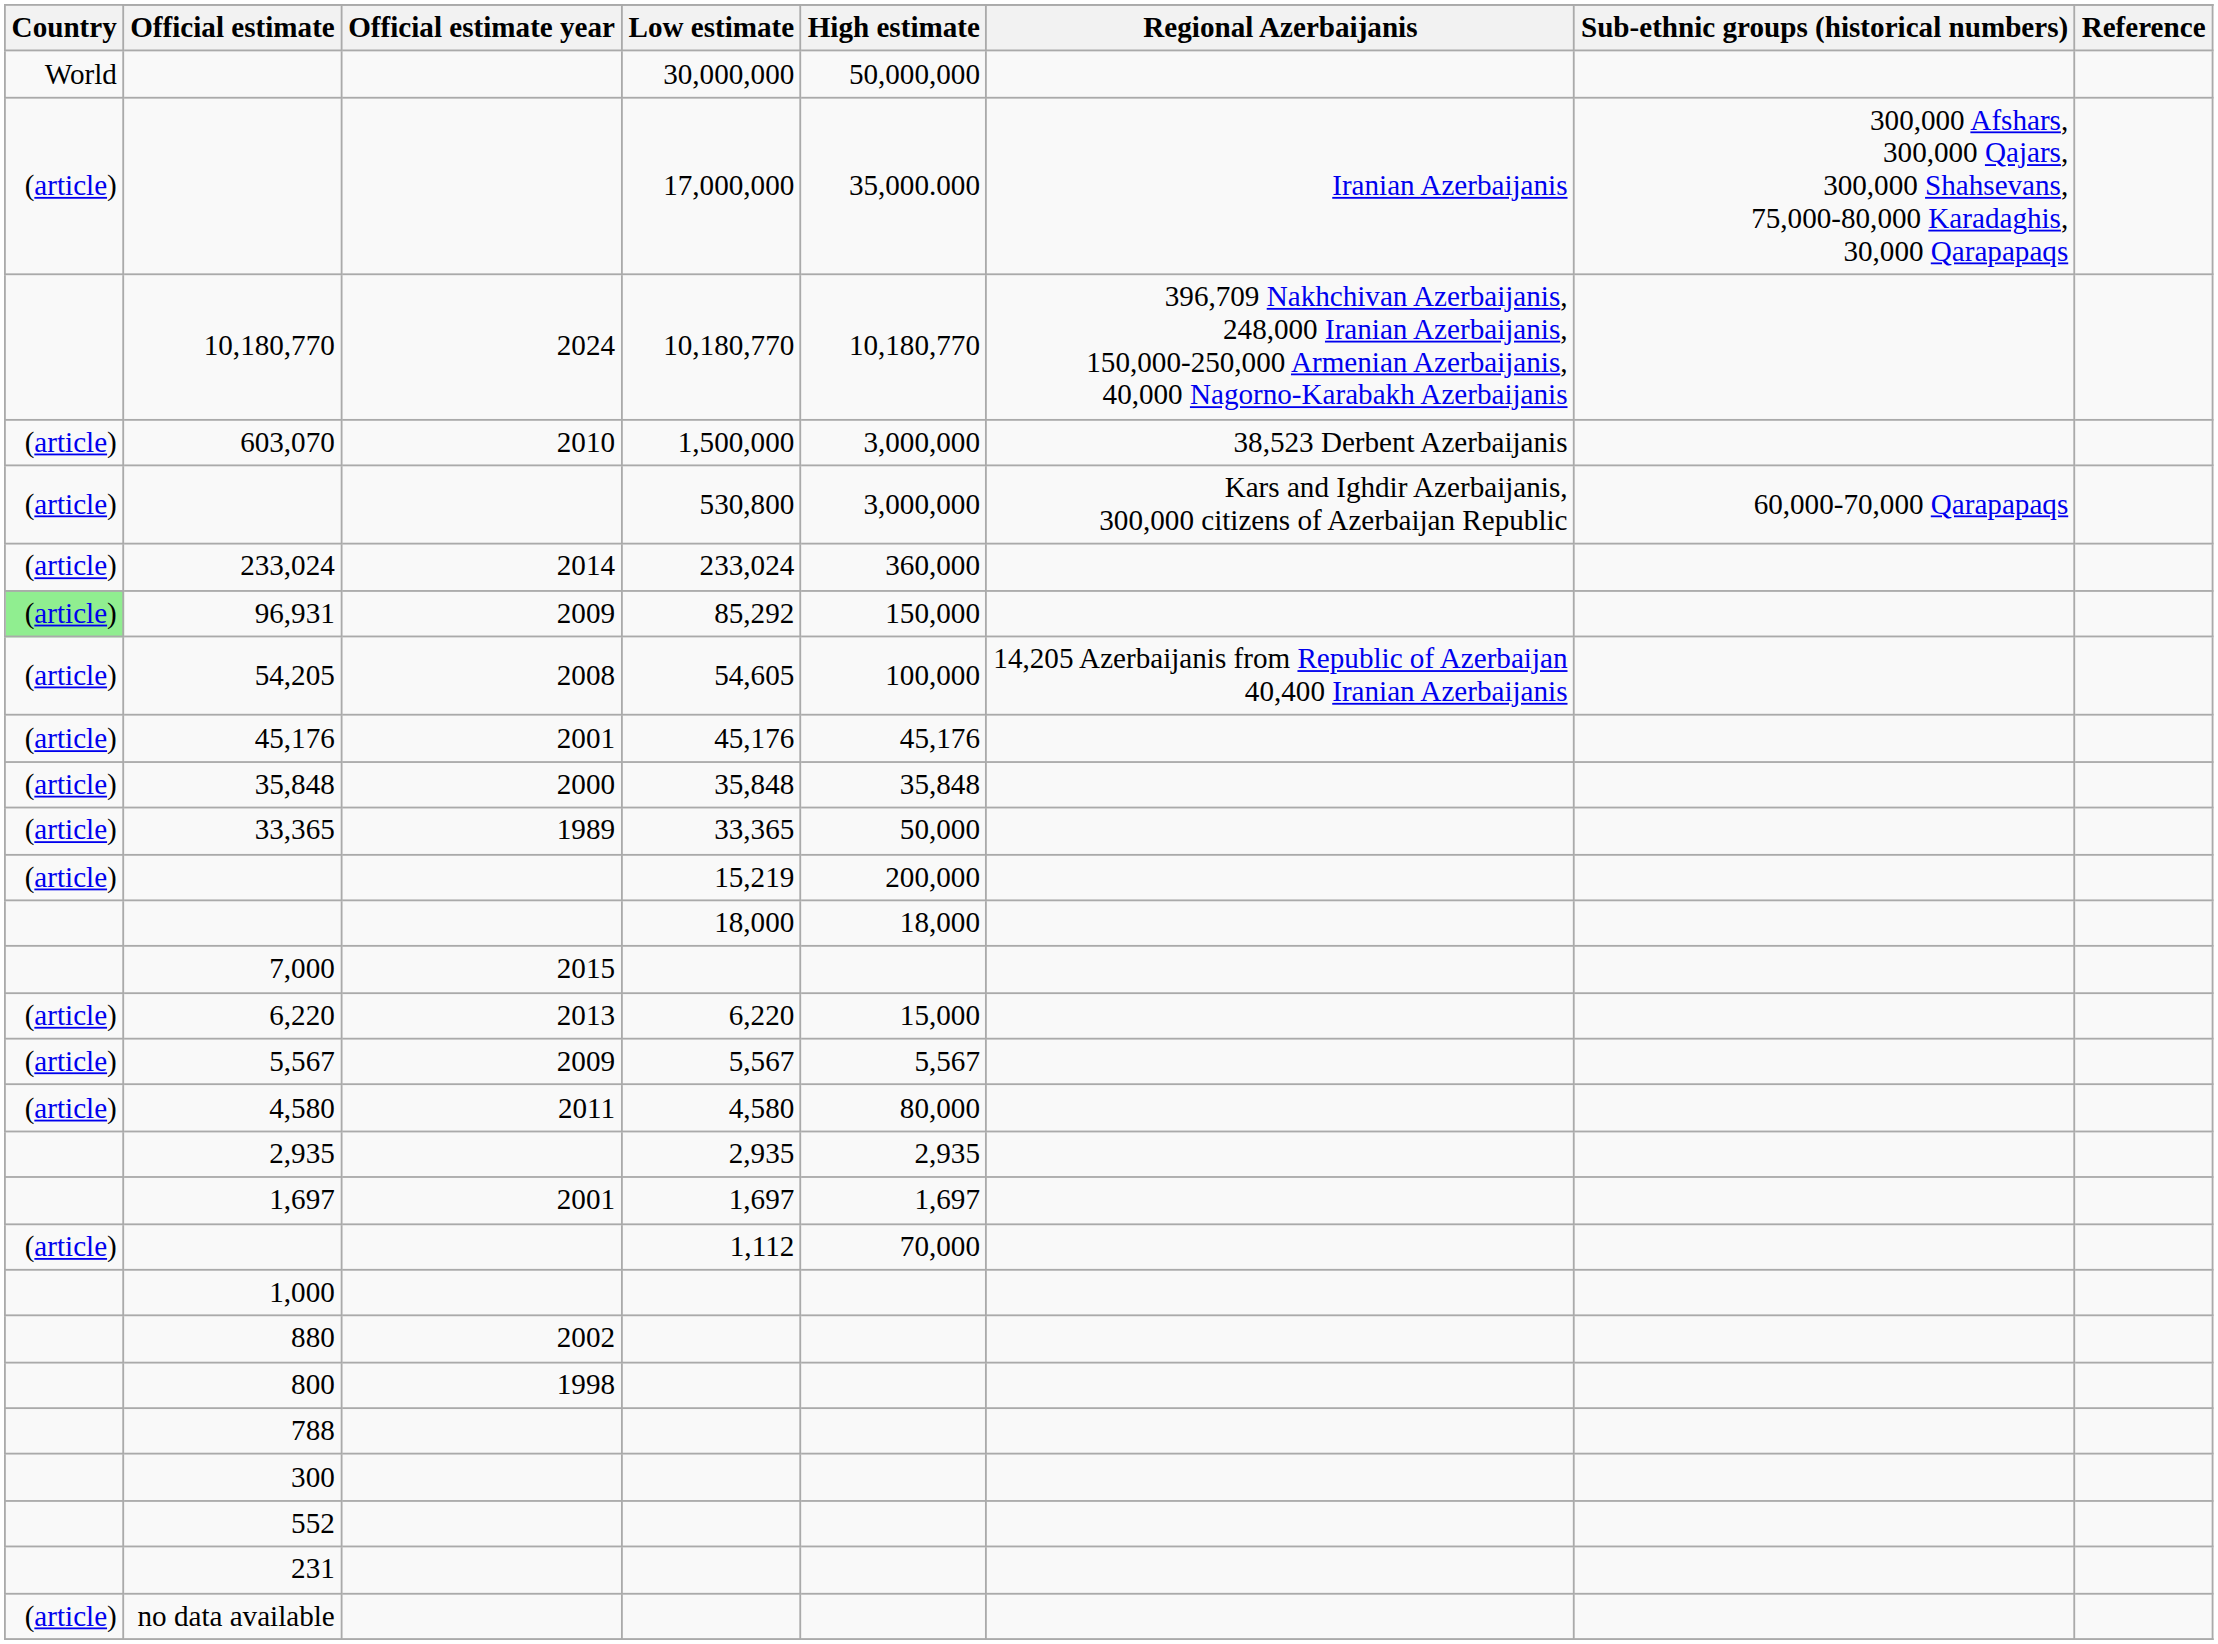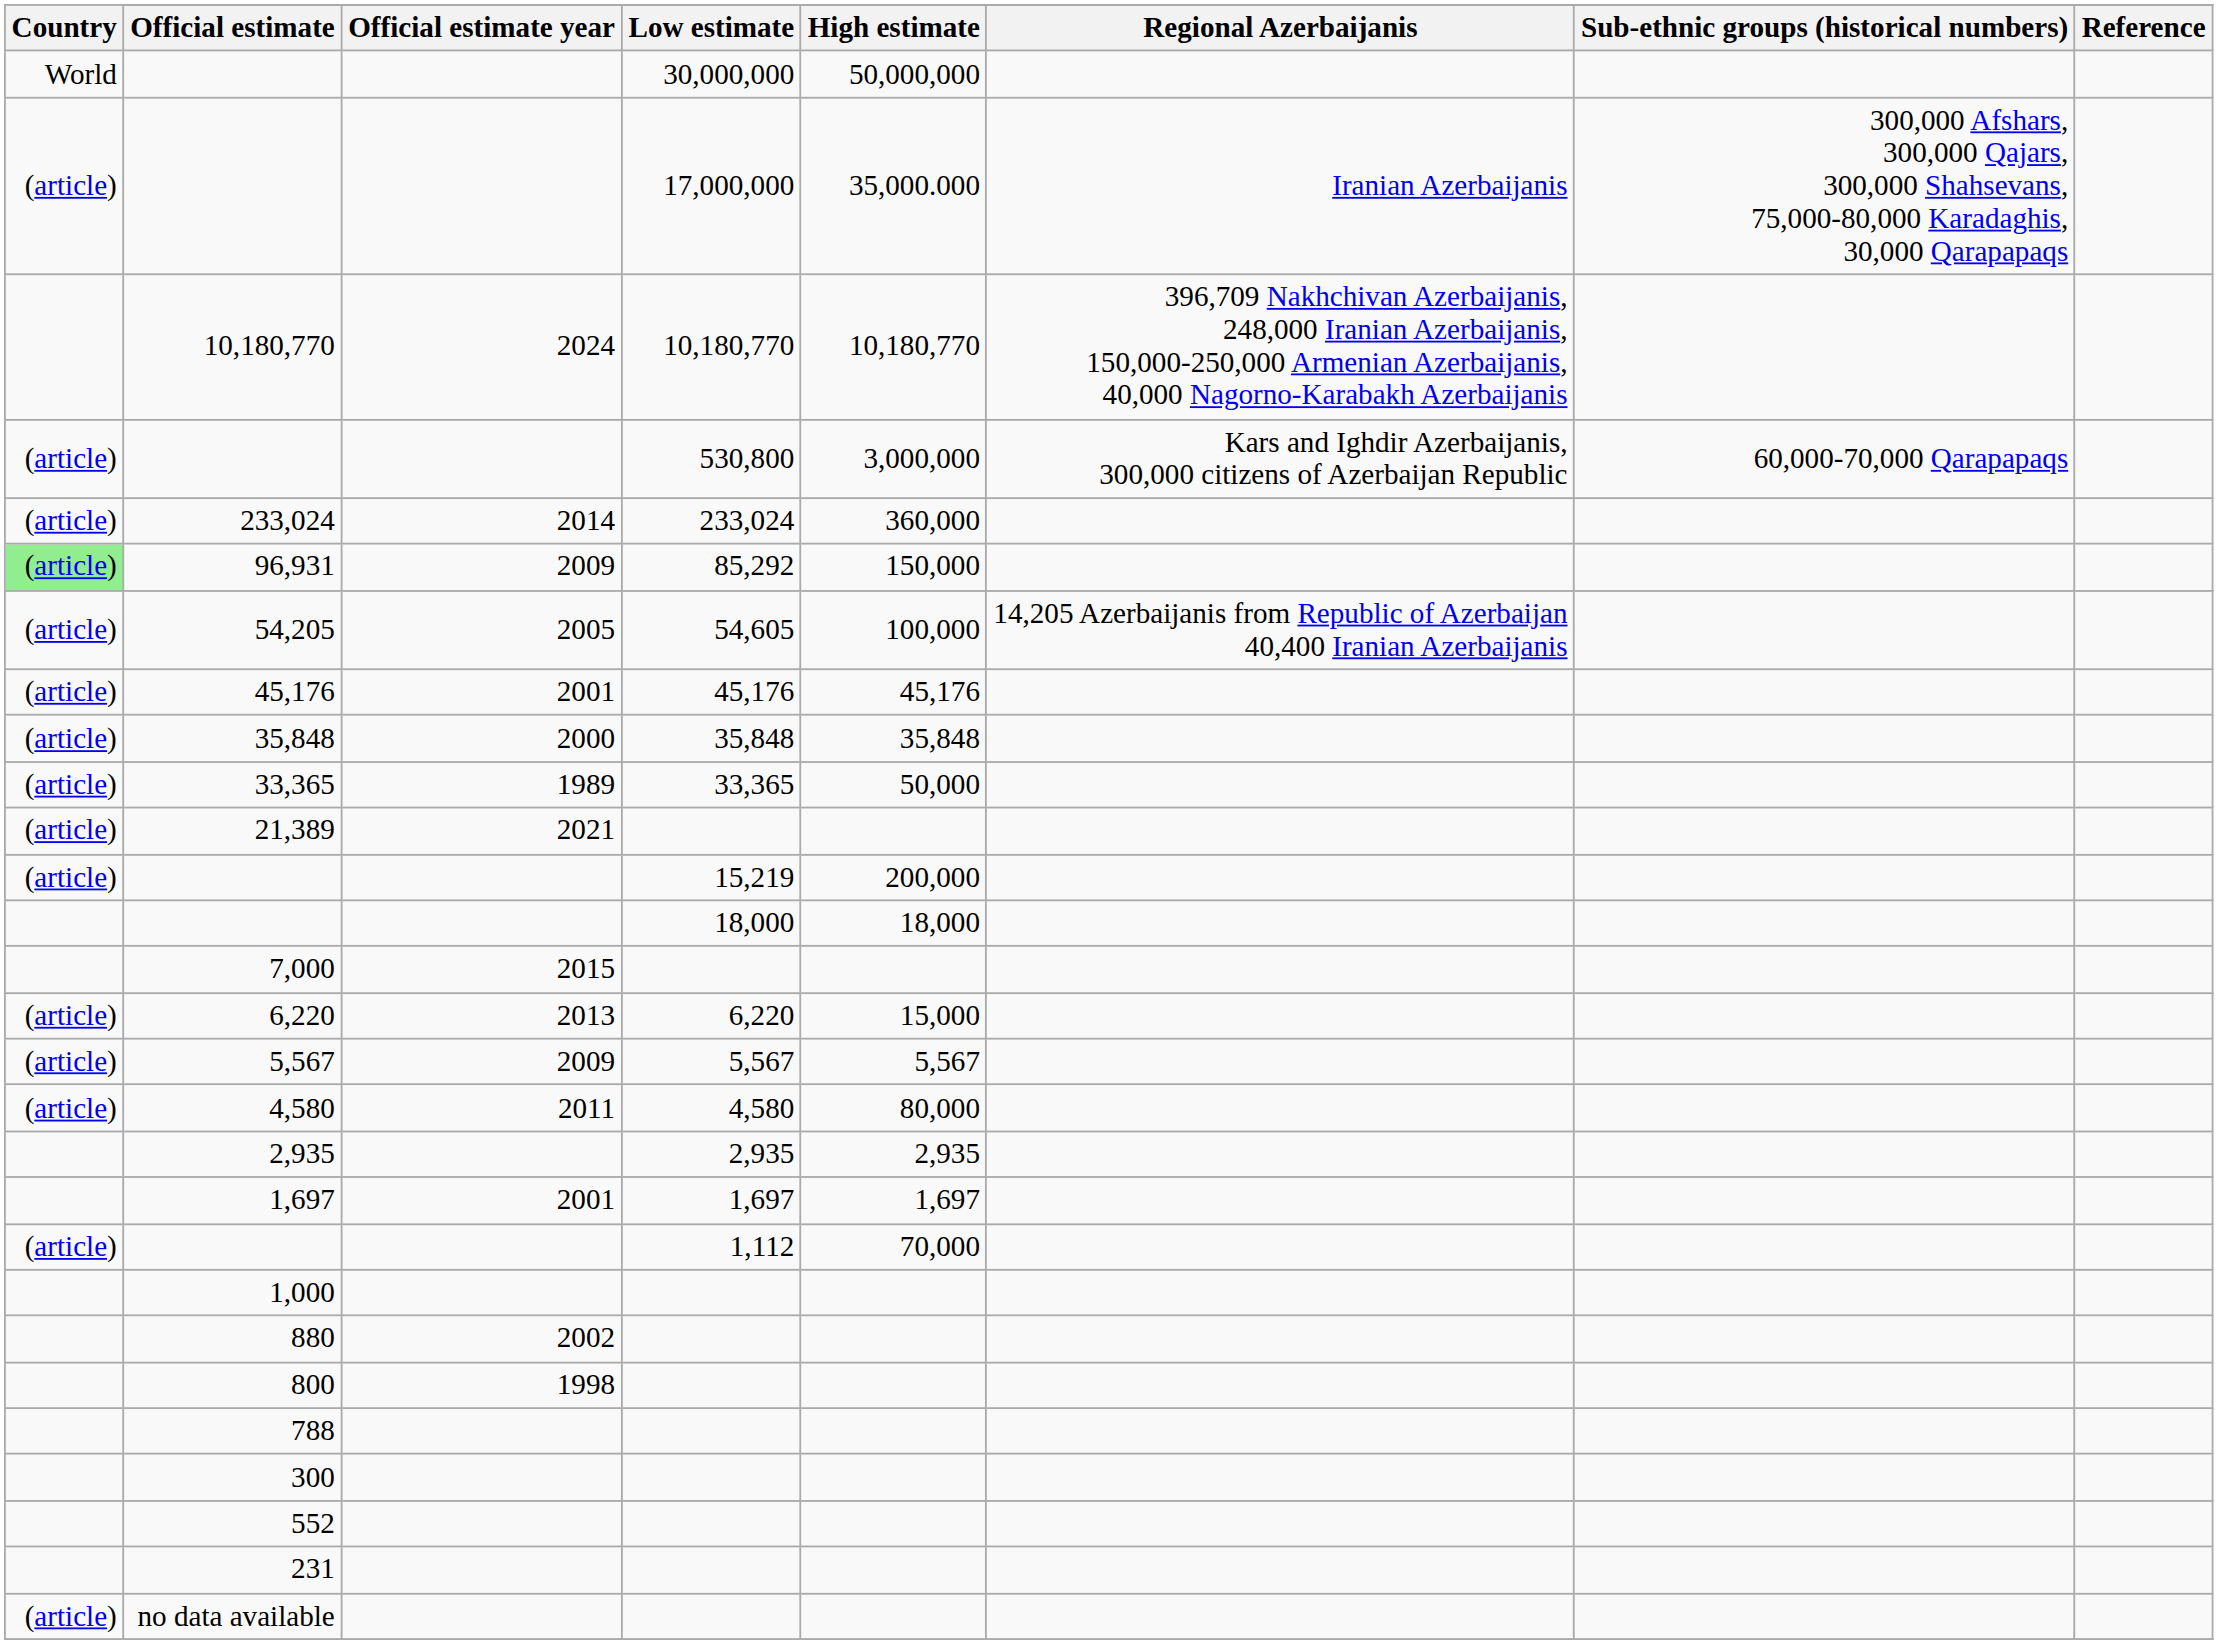- row: (287, 441)
(586, 675) 2008 -> (586, 629) 2005
+ row: (295, 830)
